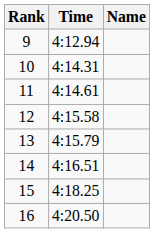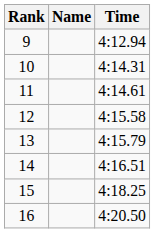columns swapped: (126, 16) <-> (76, 16)
